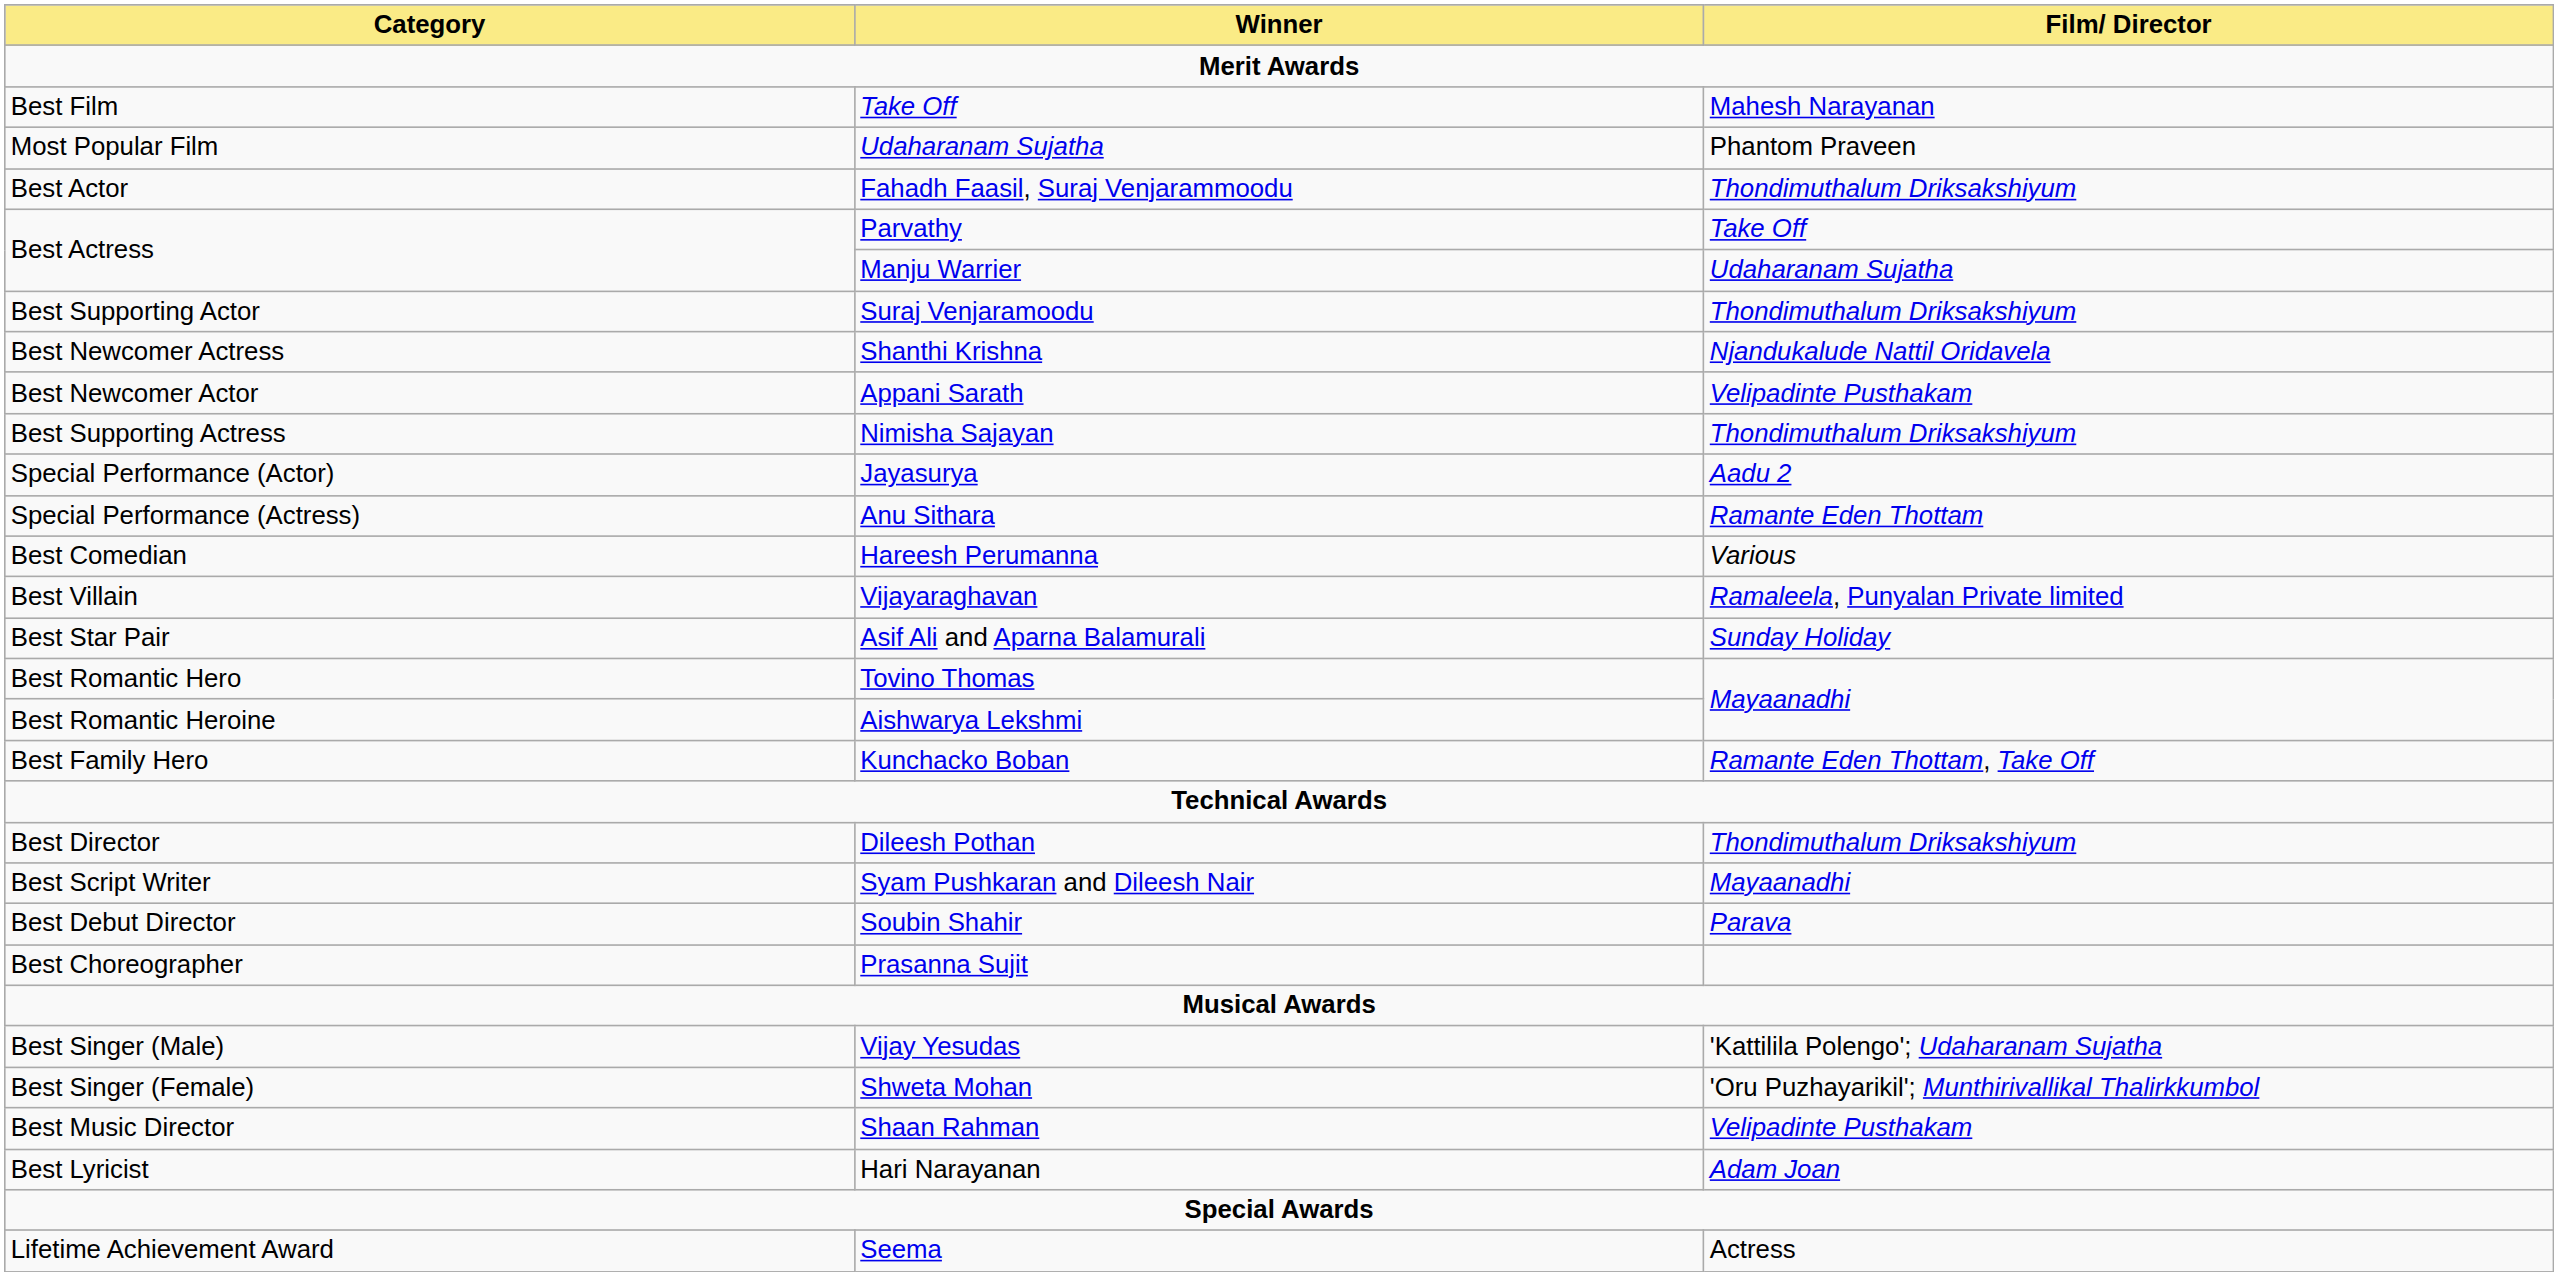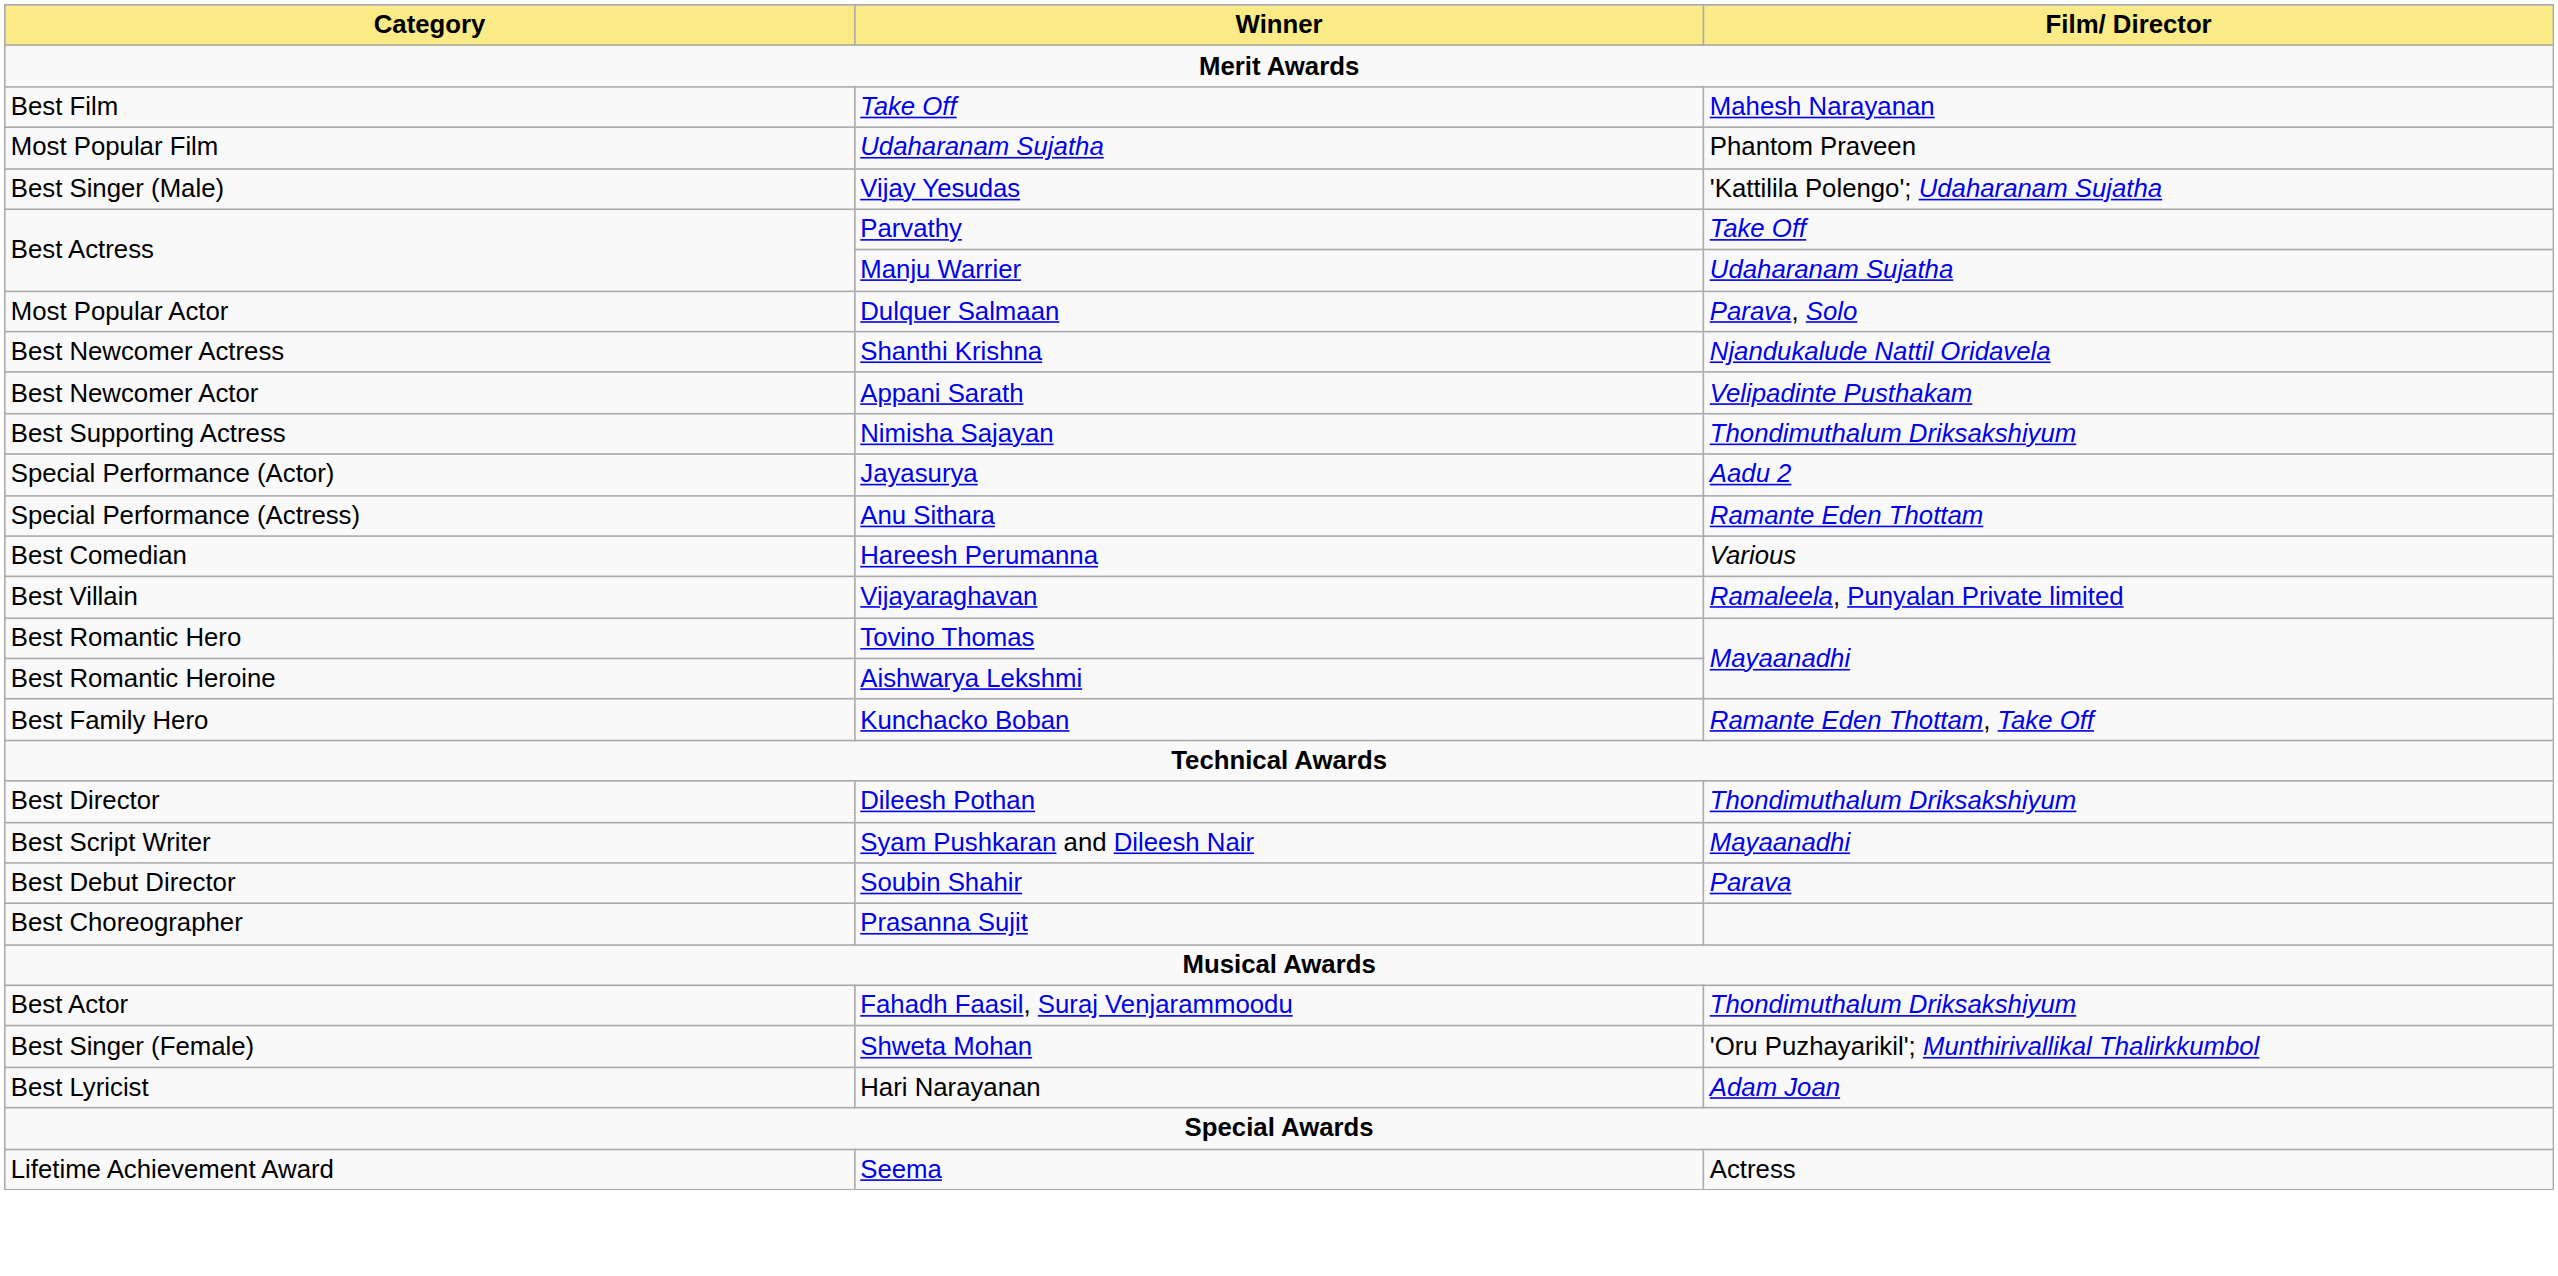rows swapped: (1076, 188) <-> (940, 1046)
+ row: (960, 310)
- row: (977, 310)
- row: (1033, 637)
- row: (950, 1127)
